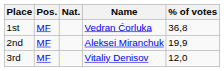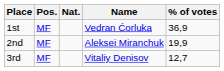(178, 27) 36,8 -> (178, 27) 36,9
(178, 58) 12,0 -> (178, 58) 12,7
